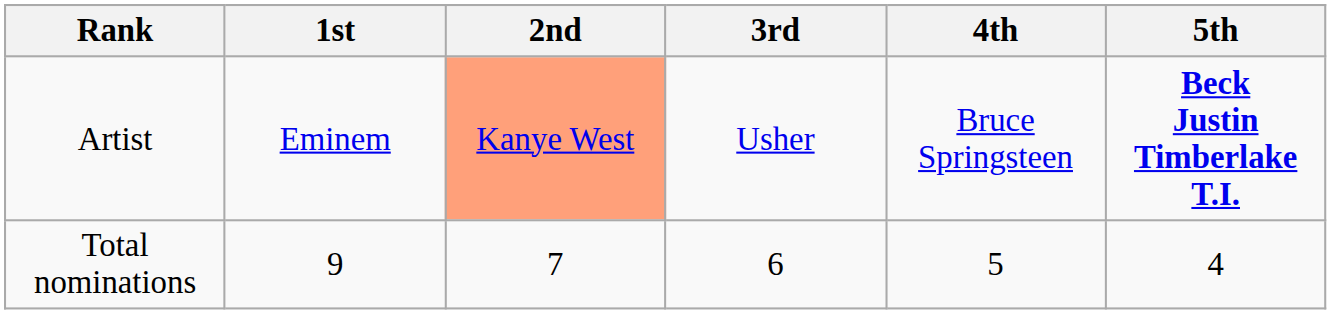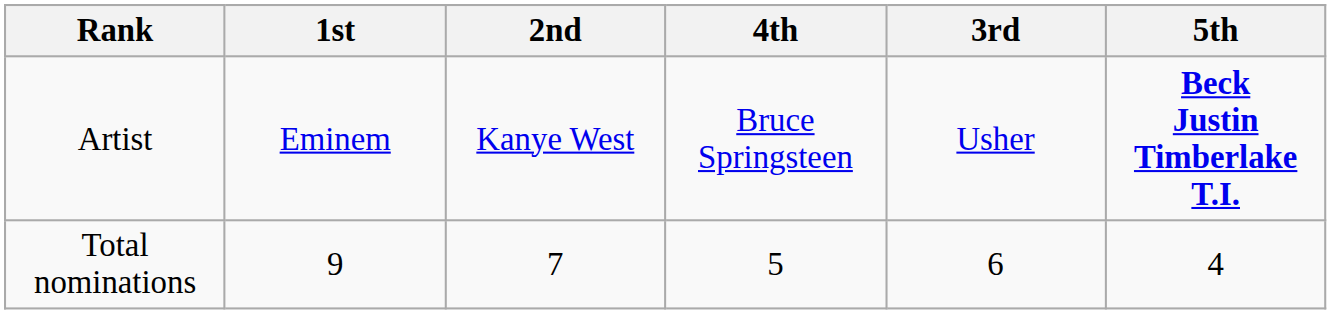columns swapped: (775, 30) <-> (996, 30)
(555, 137) lightsalmon background -> (555, 137) no background
